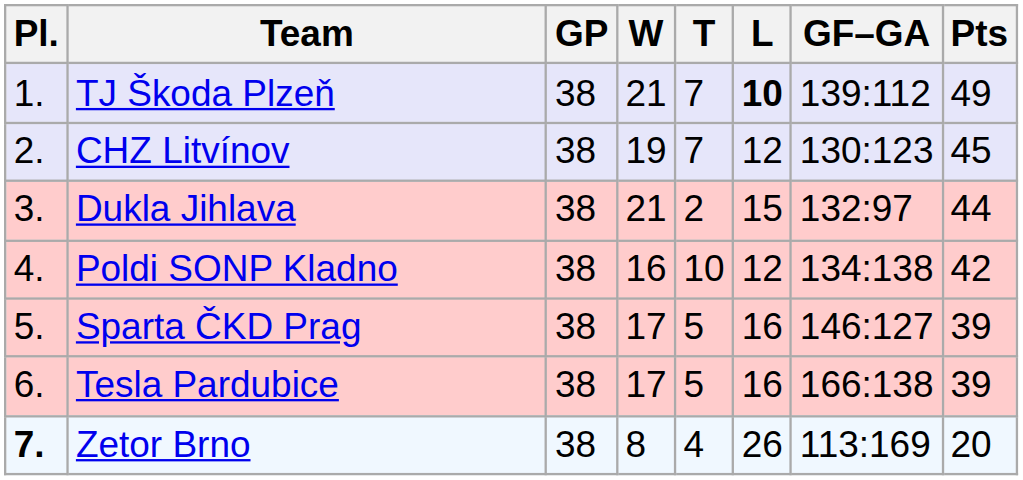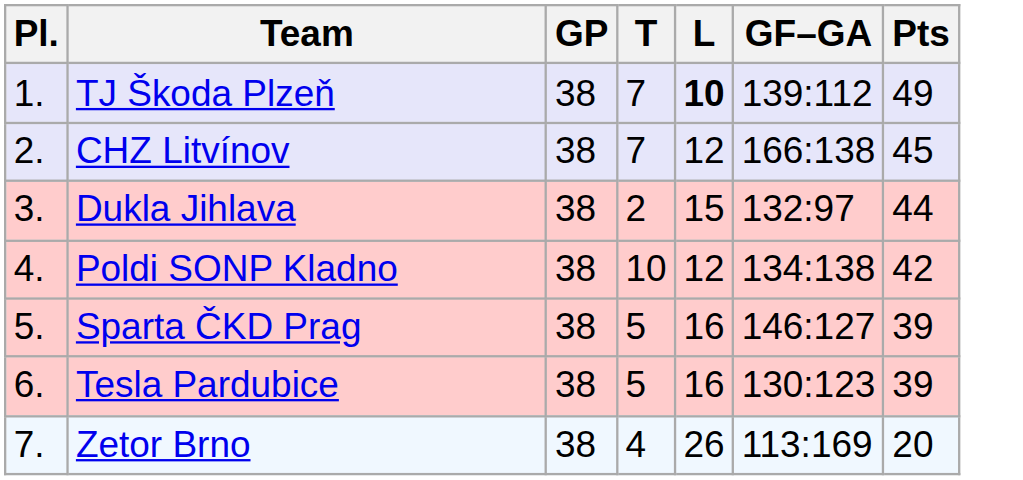- column: (646, 33)
(867, 151) 130:123 -> (808, 151) 166:138
(867, 385) 166:138 -> (808, 385) 130:123
(29, 444) bold -> (29, 444) normal
